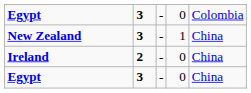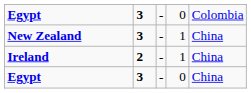(182, 56) 0 -> (182, 56) 1
